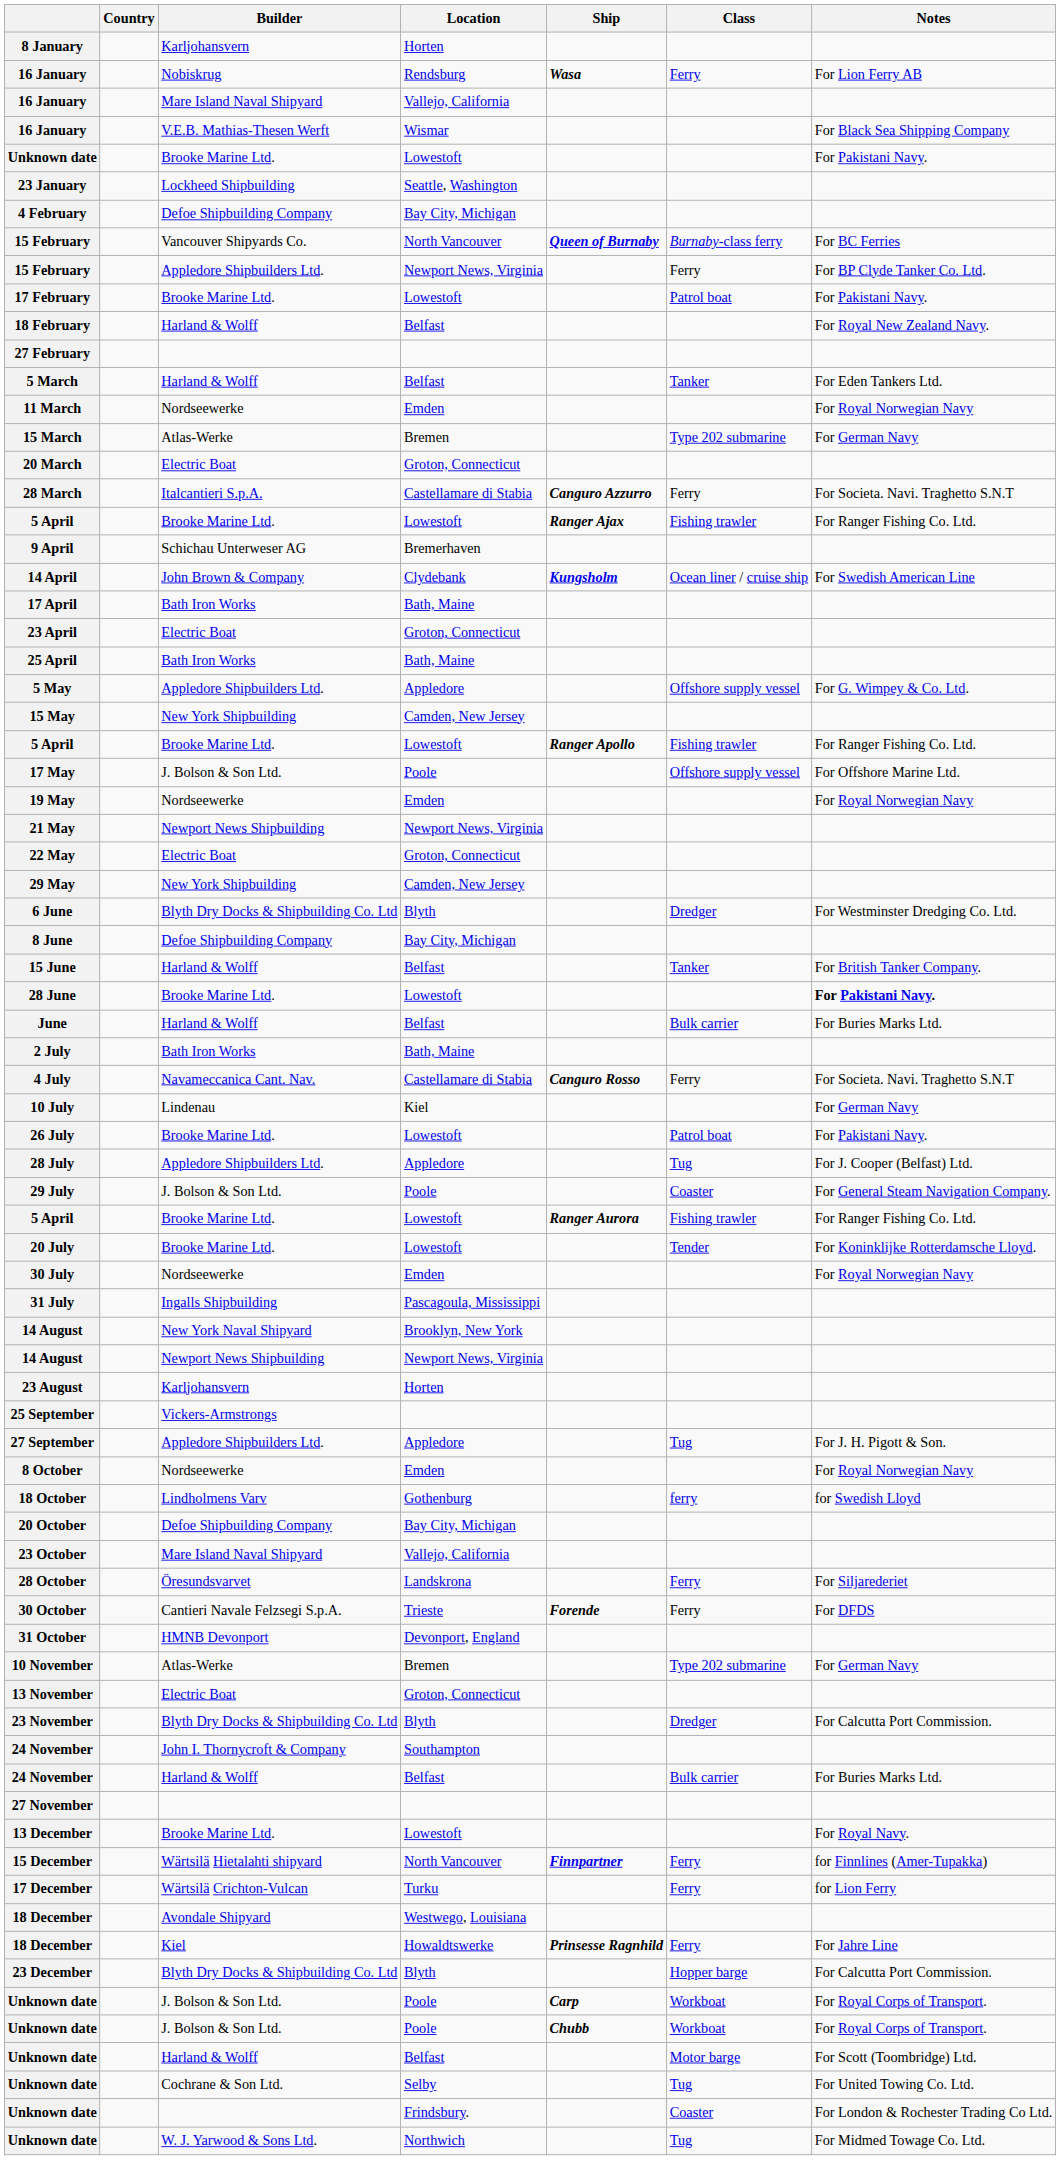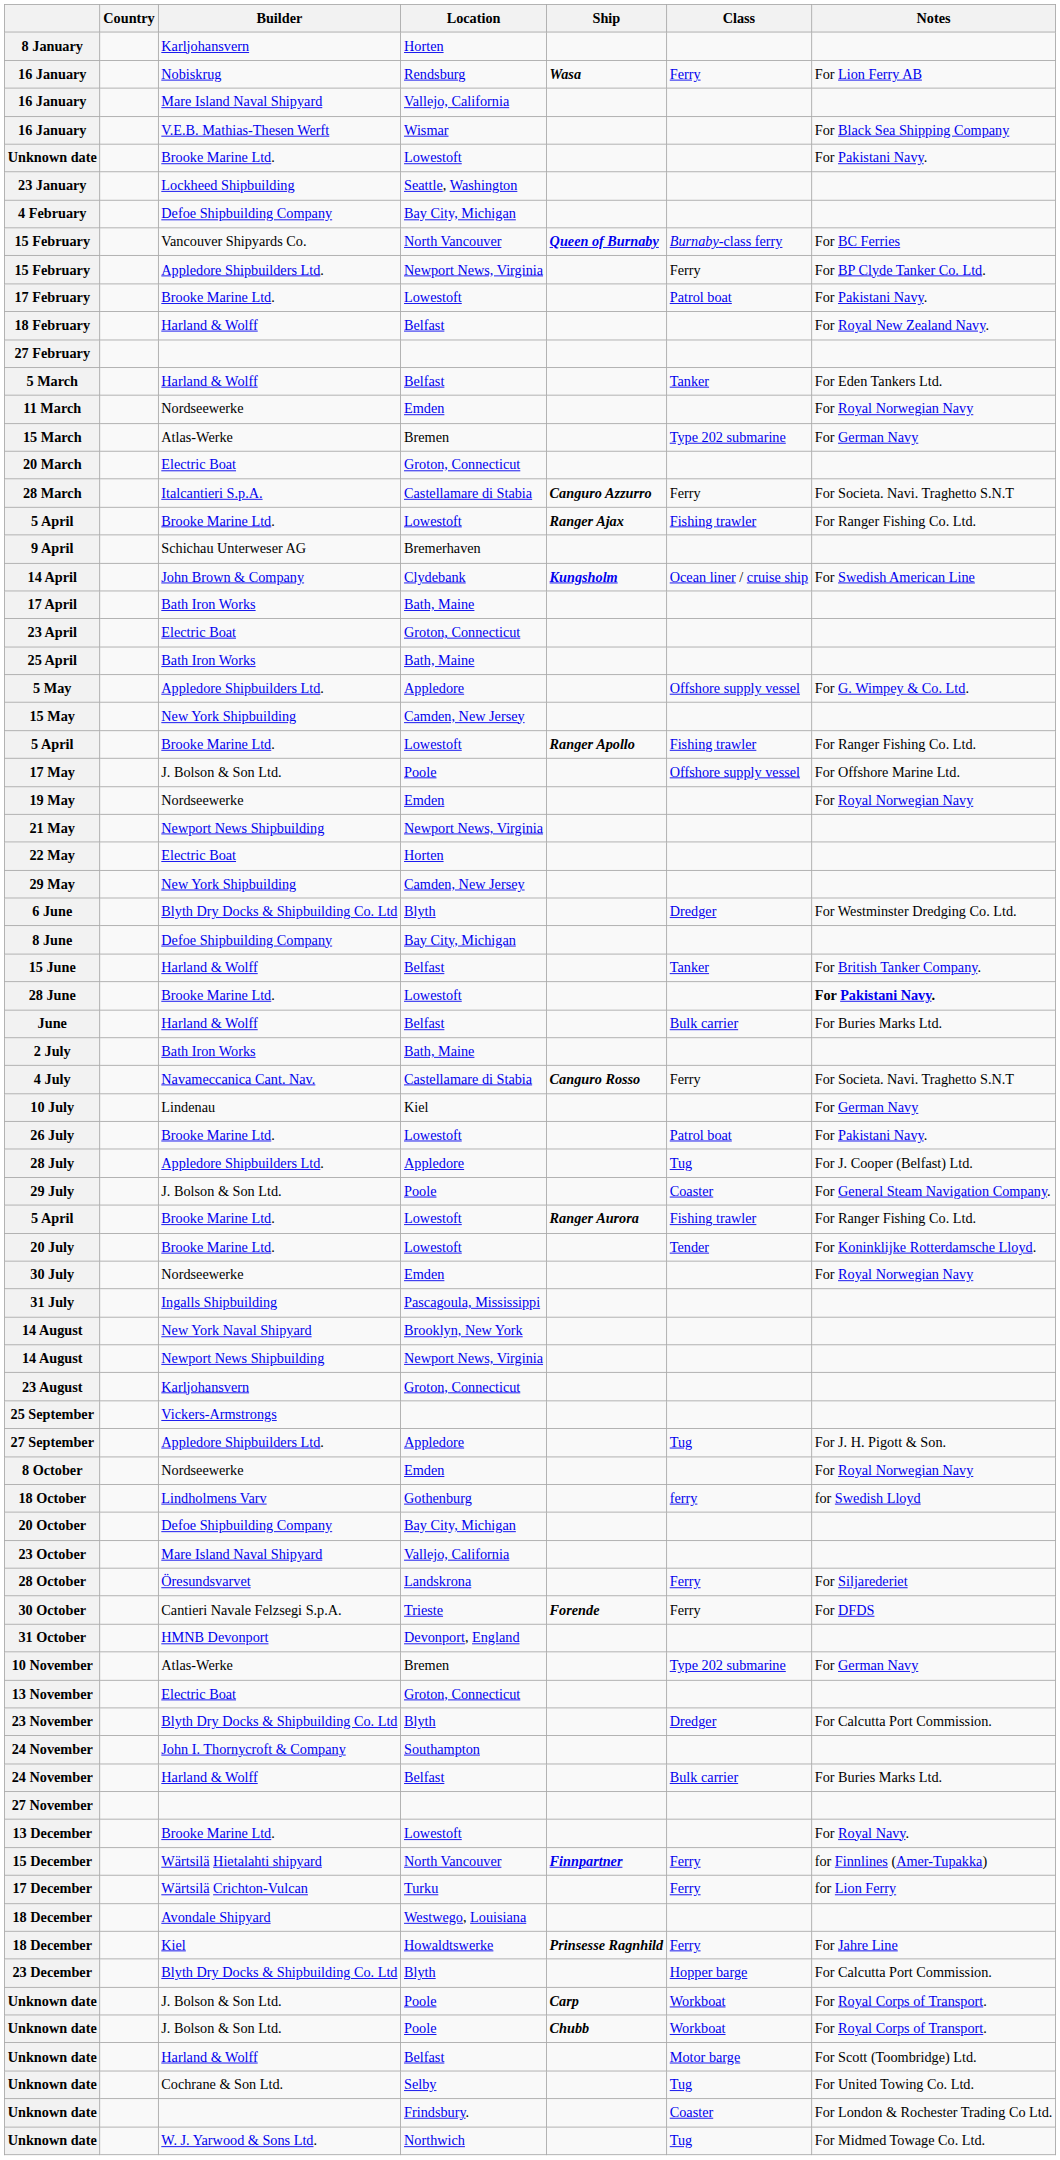(462, 856) Groton, Connecticut -> (424, 856) Horten
(424, 1386) Horten -> (462, 1386) Groton, Connecticut
